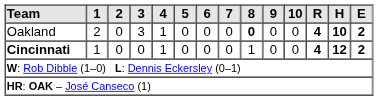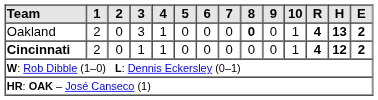(295, 31) 0 -> (295, 31) 1
(339, 31) 10 -> (339, 31) 13
(97, 50) 1 -> (97, 50) 2
(141, 50) 0 -> (141, 50) 1
(251, 50) 1 -> (251, 50) 0
(295, 50) 0 -> (295, 50) 1
